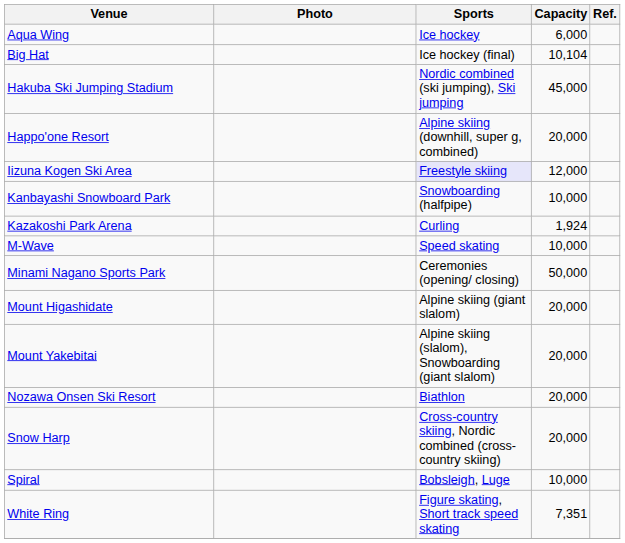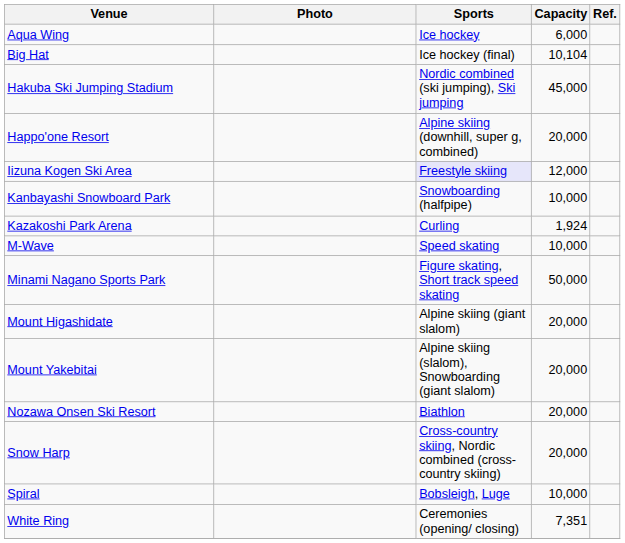(469, 273) Ceremonies (opening/ closing) -> (469, 280) Figure skating, Short track speed skating
(469, 514) Figure skating, Short track speed skating -> (469, 521) Ceremonies (opening/ closing)
